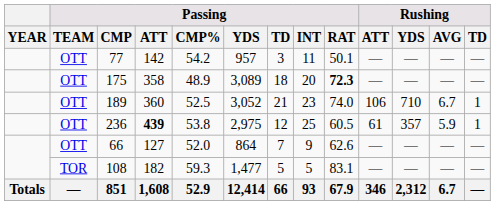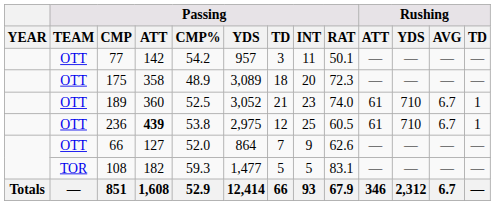(341, 80) bold -> (341, 80) normal
(375, 102) 106 -> (375, 102) 61
(411, 124) 357 -> (411, 124) 710
(447, 124) 5.9 -> (447, 124) 6.7
